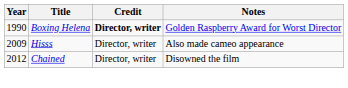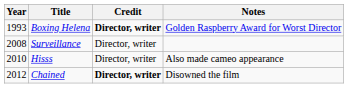(17, 28) 1990 -> (17, 28) 1993
+ row: (56, 43)
(17, 43) 2009 -> (17, 59) 2010
(125, 59) normal -> (128, 75) bold
